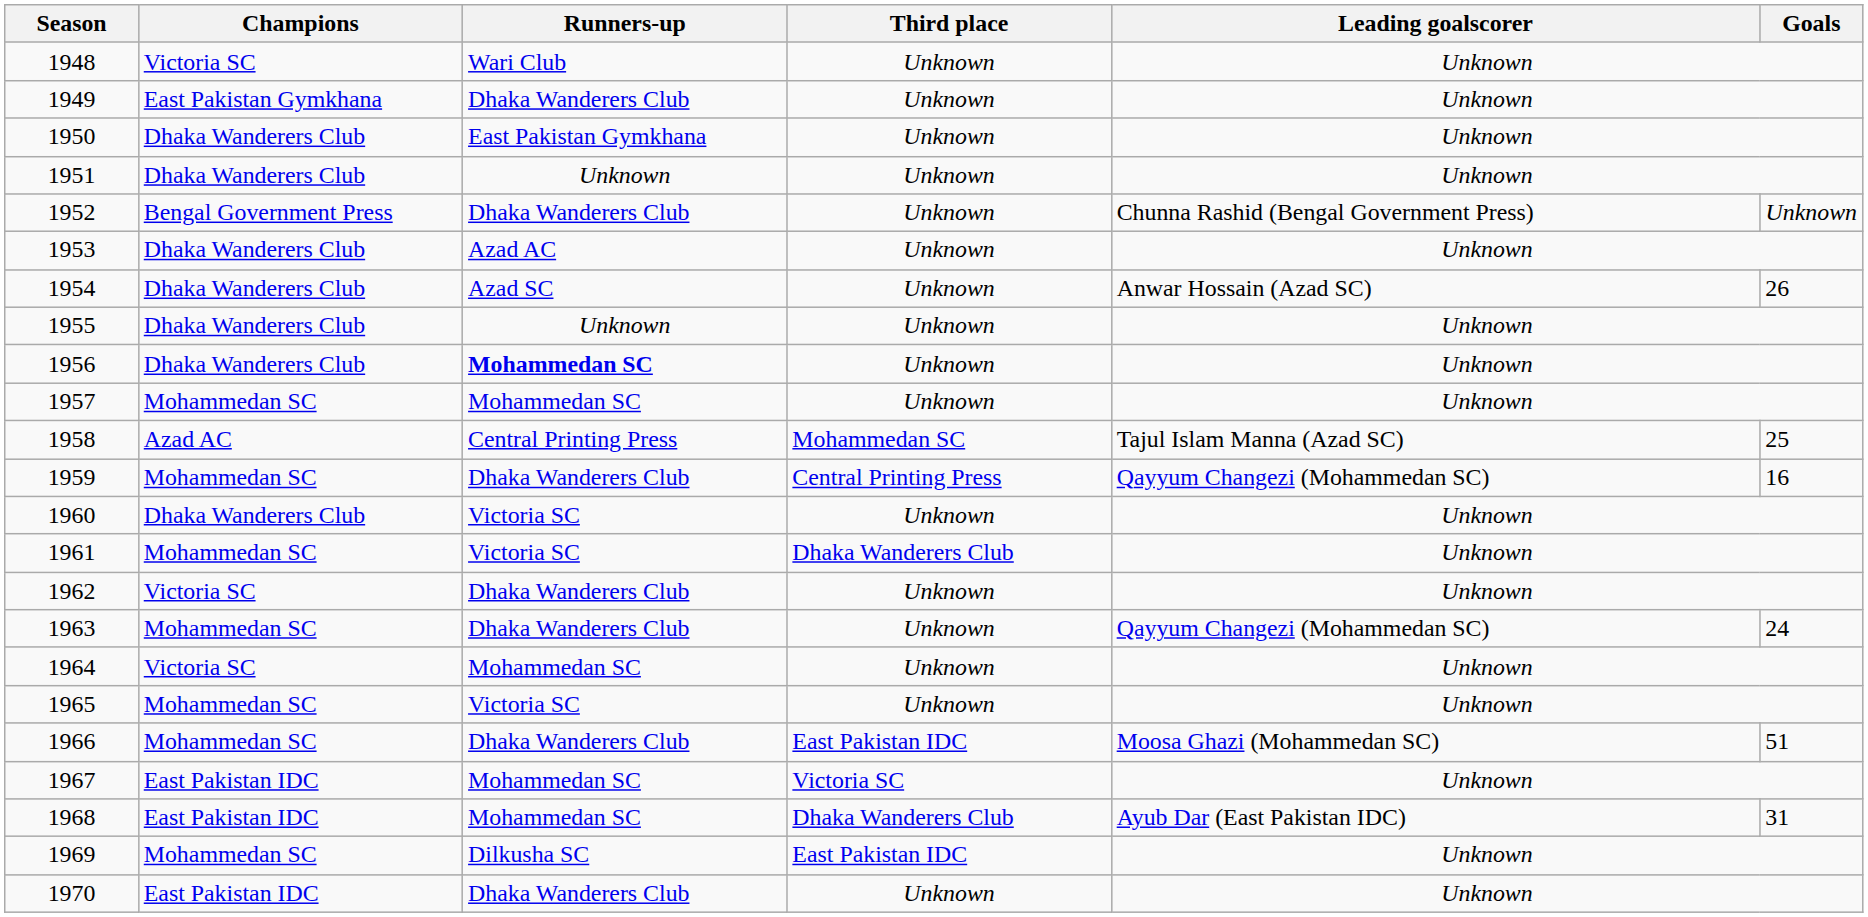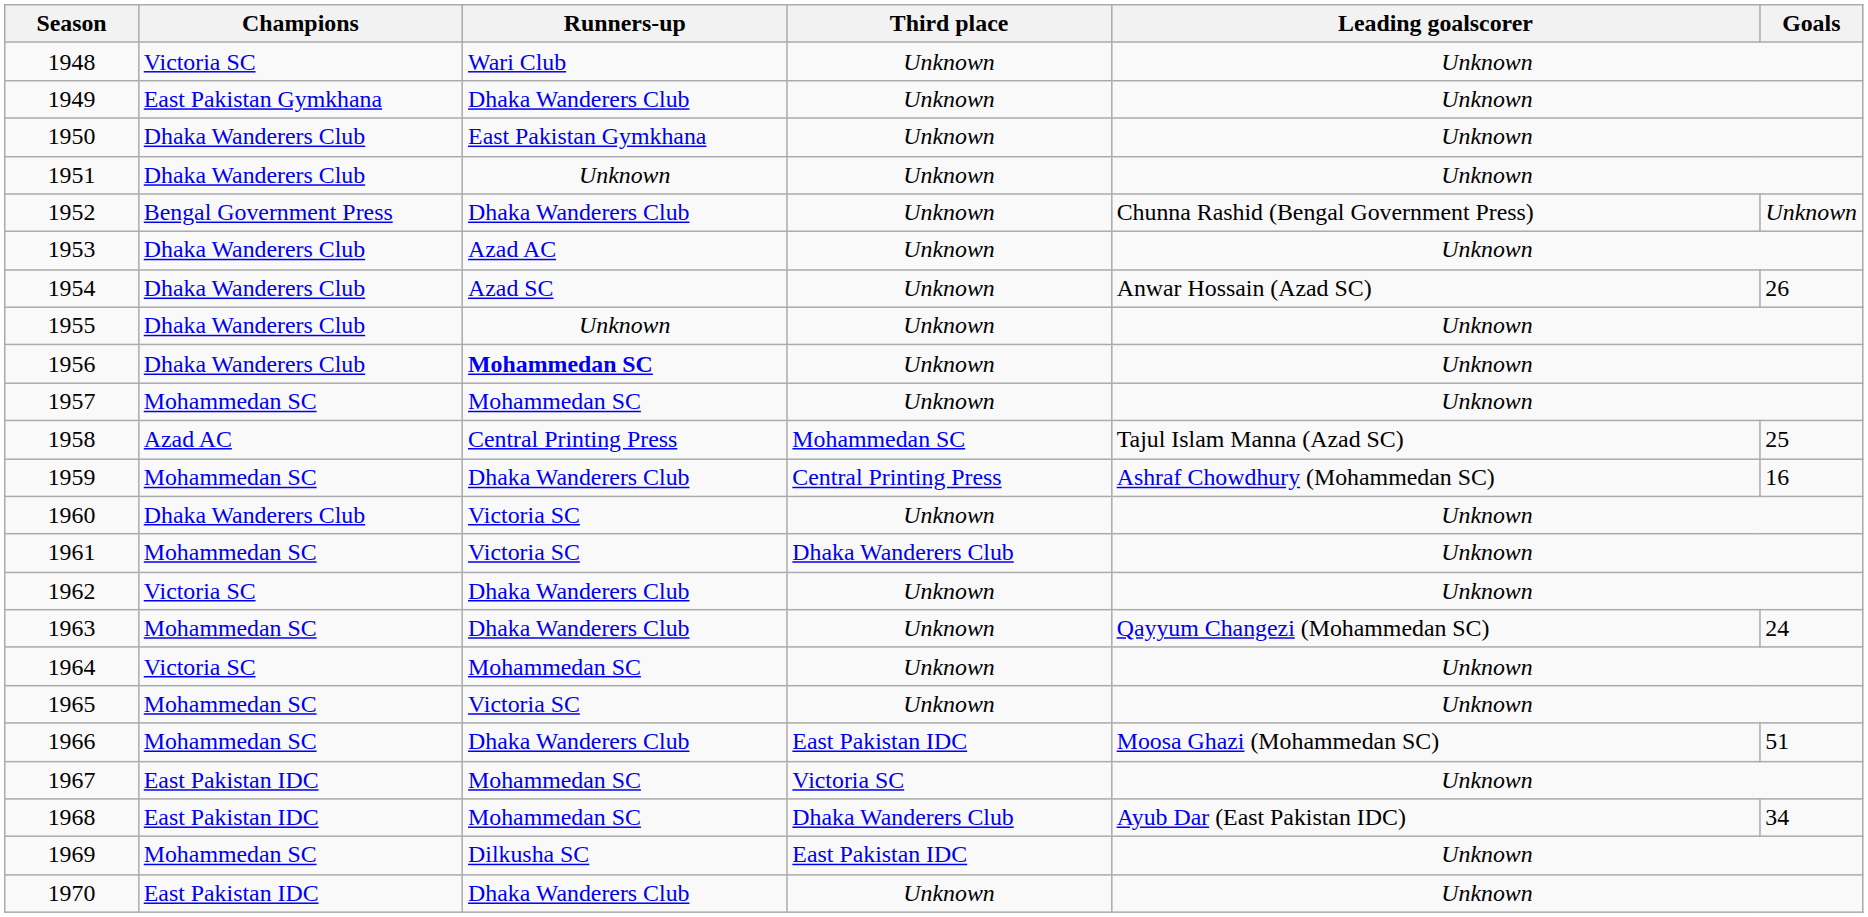(1303, 477) Qayyum Changezi (Mohammedan SC) -> (1306, 477) Ashraf Chowdhury (Mohammedan SC)
(1777, 817) 31 -> (1777, 817) 34
